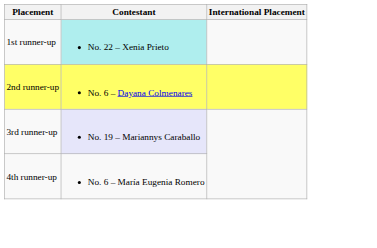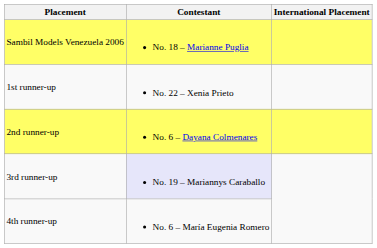+ row: (65, 42)
(134, 48) paleturquoise background -> (199, 92) no background
